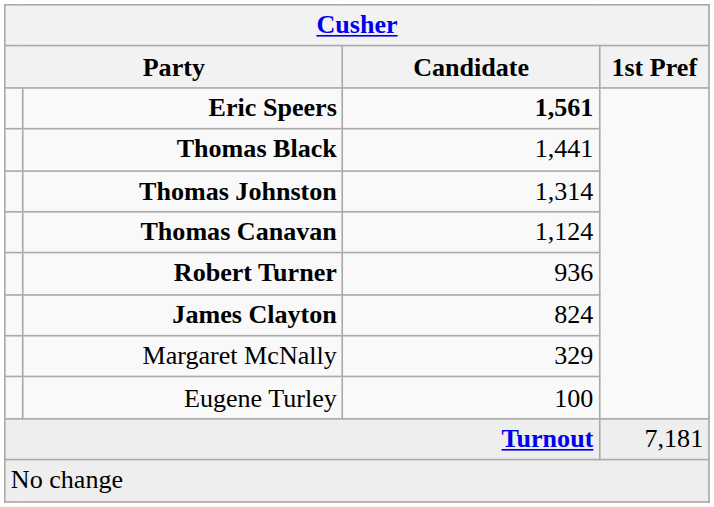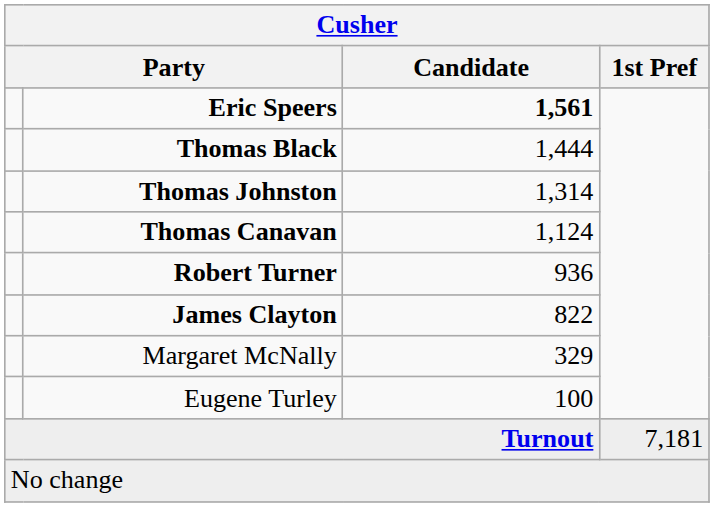(564, 149) 1,441 -> (564, 149) 1,444
(574, 314) 824 -> (574, 314) 822
